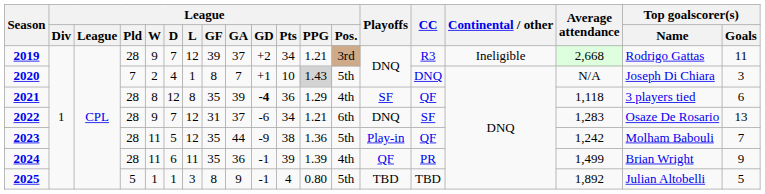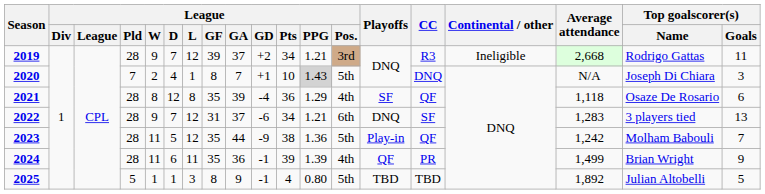(264, 96) bold -> (264, 96) normal
(660, 96) 3 players tied -> (672, 96) Osaze De Rosario
(672, 117) Osaze De Rosario -> (660, 117) 3 players tied
